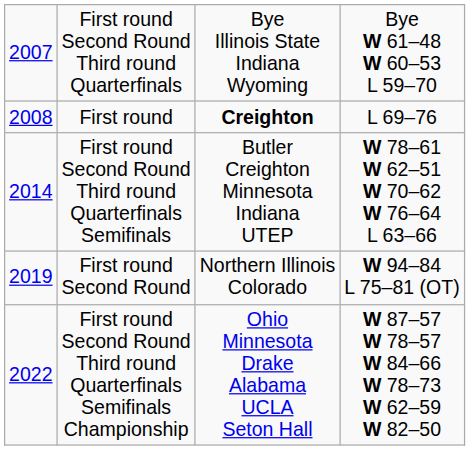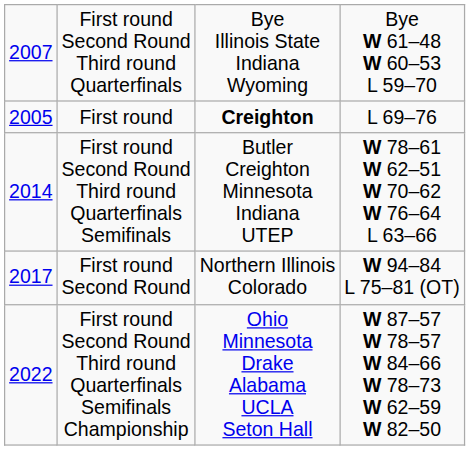(31, 116) 2008 -> (31, 116) 2005
(31, 277) 2019 -> (31, 277) 2017
